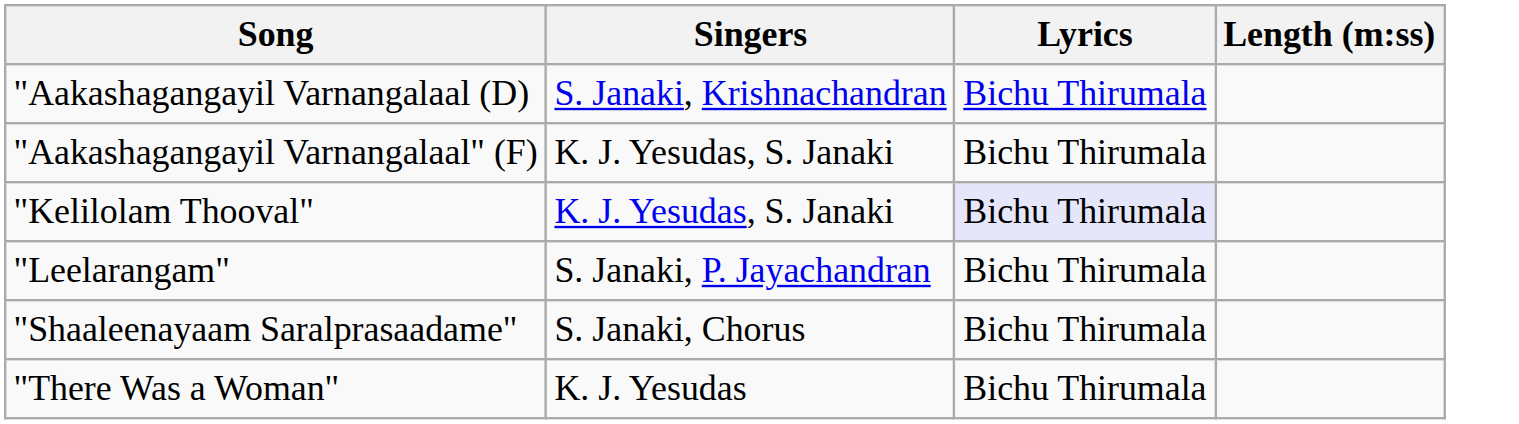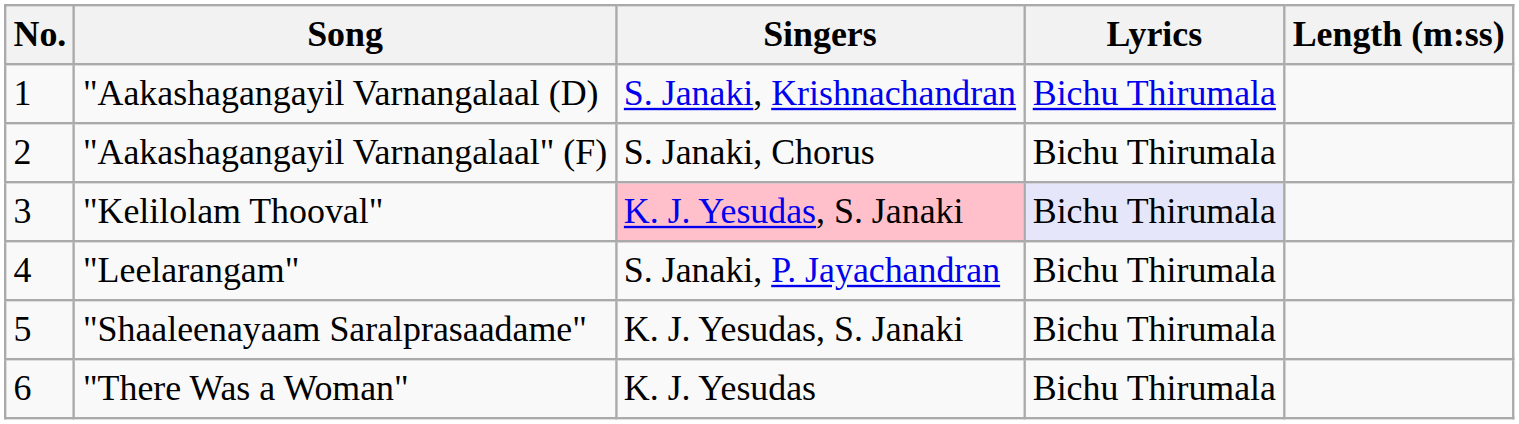+ column: (40, 34)
(724, 152) K. J. Yesudas, S. Janaki -> (749, 152) S. Janaki, Chorus
(724, 211) no background -> (794, 211) pink background
(680, 329) S. Janaki, Chorus -> (794, 329) K. J. Yesudas, S. Janaki
